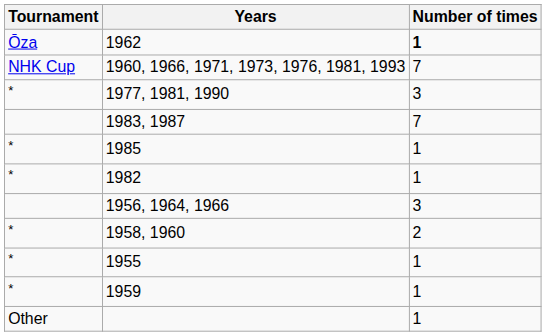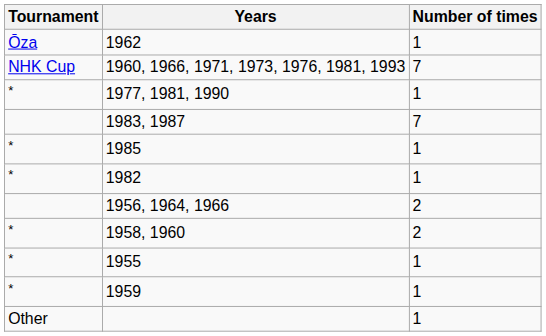(417, 42) bold -> (417, 42) normal
(417, 94) 3 -> (417, 94) 1
(417, 205) 3 -> (417, 205) 2
